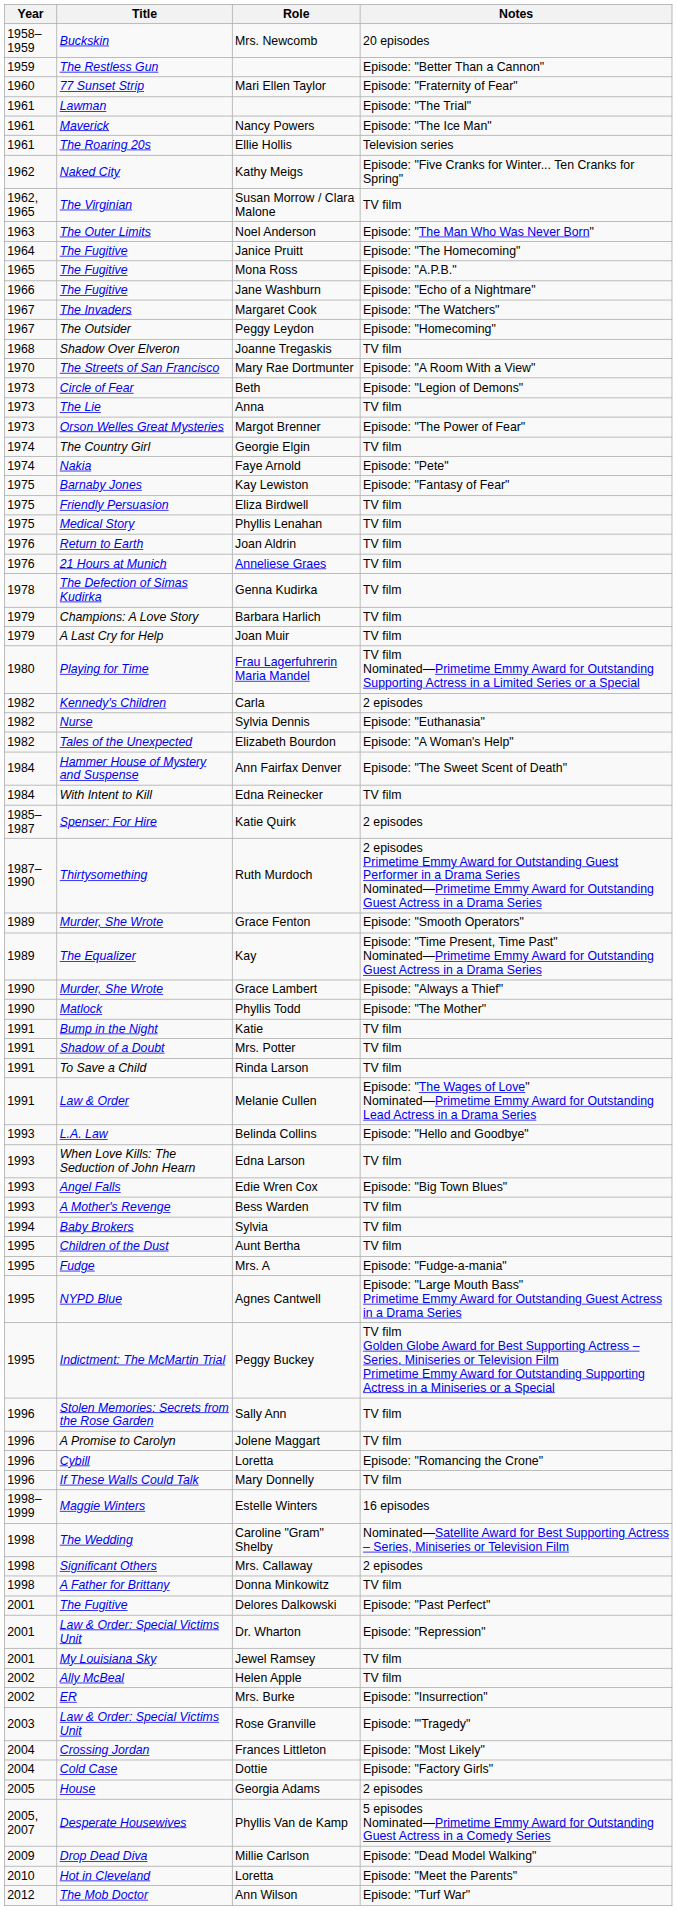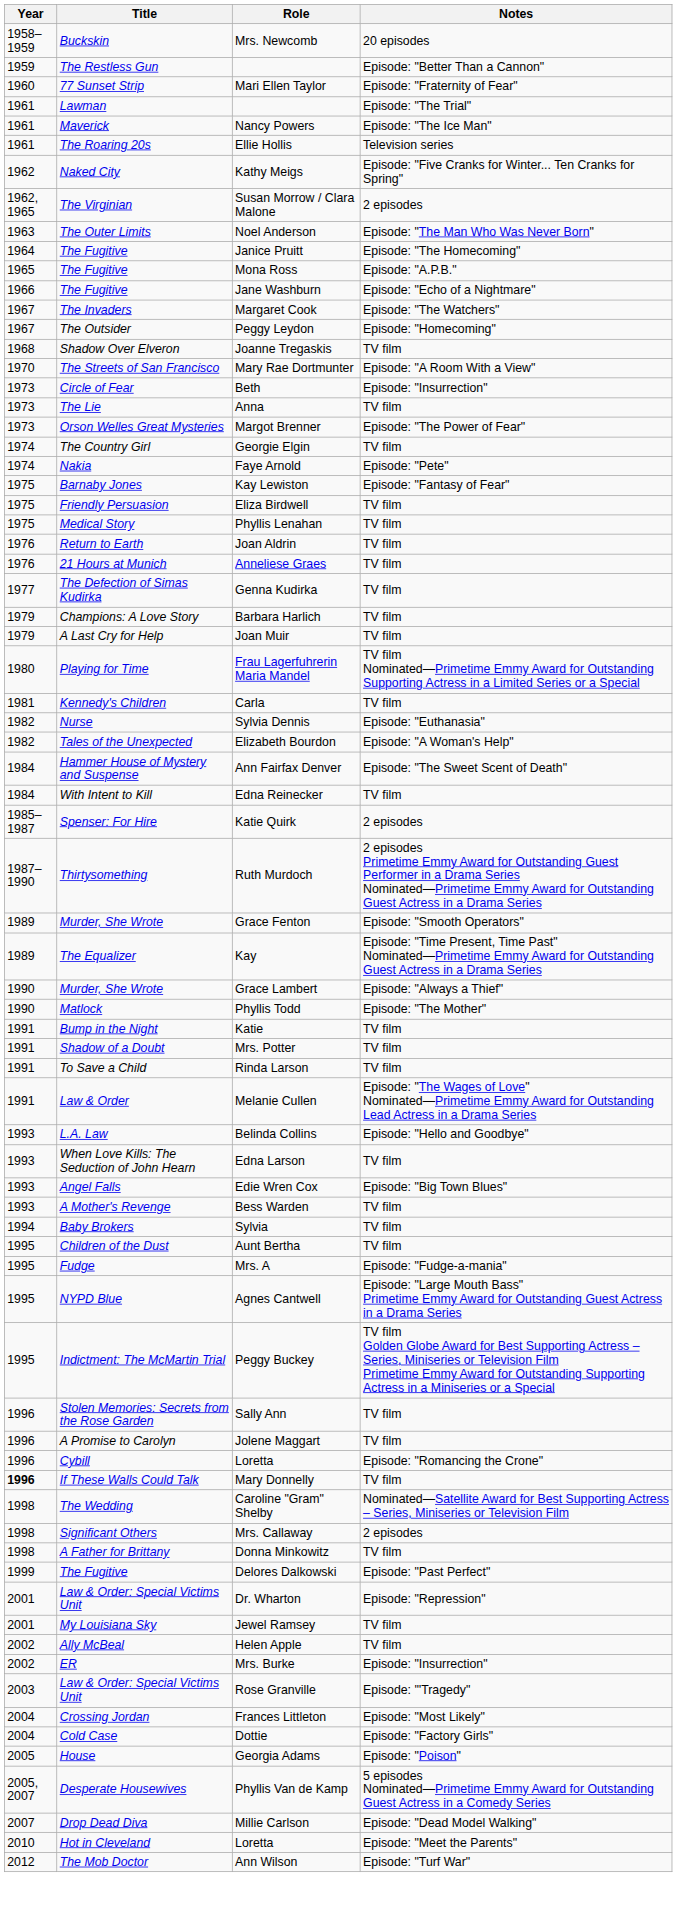(382, 205) TV film -> (393, 205) 2 episodes
(443, 388) Episode: "Legion of Demons" -> (425, 388) Episode: "Insurrection"
(21, 590) 1978 -> (21, 590) 1977
(21, 703) 1982 -> (21, 703) 1981
(393, 703) 2 episodes -> (382, 703) TV film
(21, 1480) normal -> (21, 1480) bold
- row: (102, 1506)
(21, 1605) 2001 -> (21, 1572) 1999
(393, 1789) 2 episodes -> (412, 1756) Episode: "Poison"
(21, 1856) 2009 -> (21, 1822) 2007
